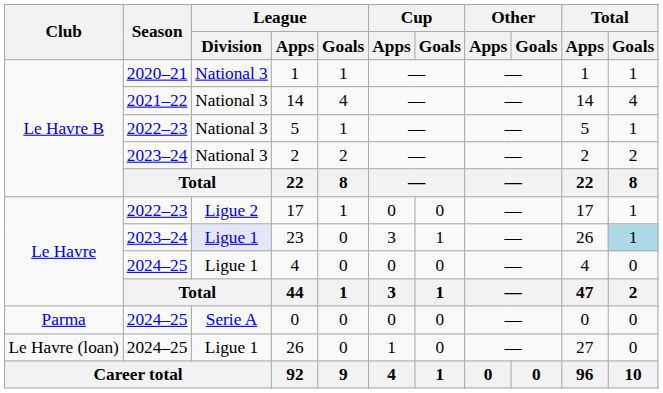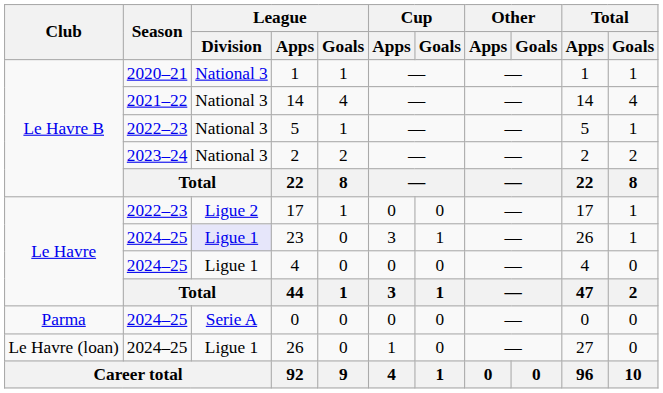(157, 237) 2023–24 -> (157, 237) 2024–25
(633, 237) lightblue background -> (633, 237) no background
